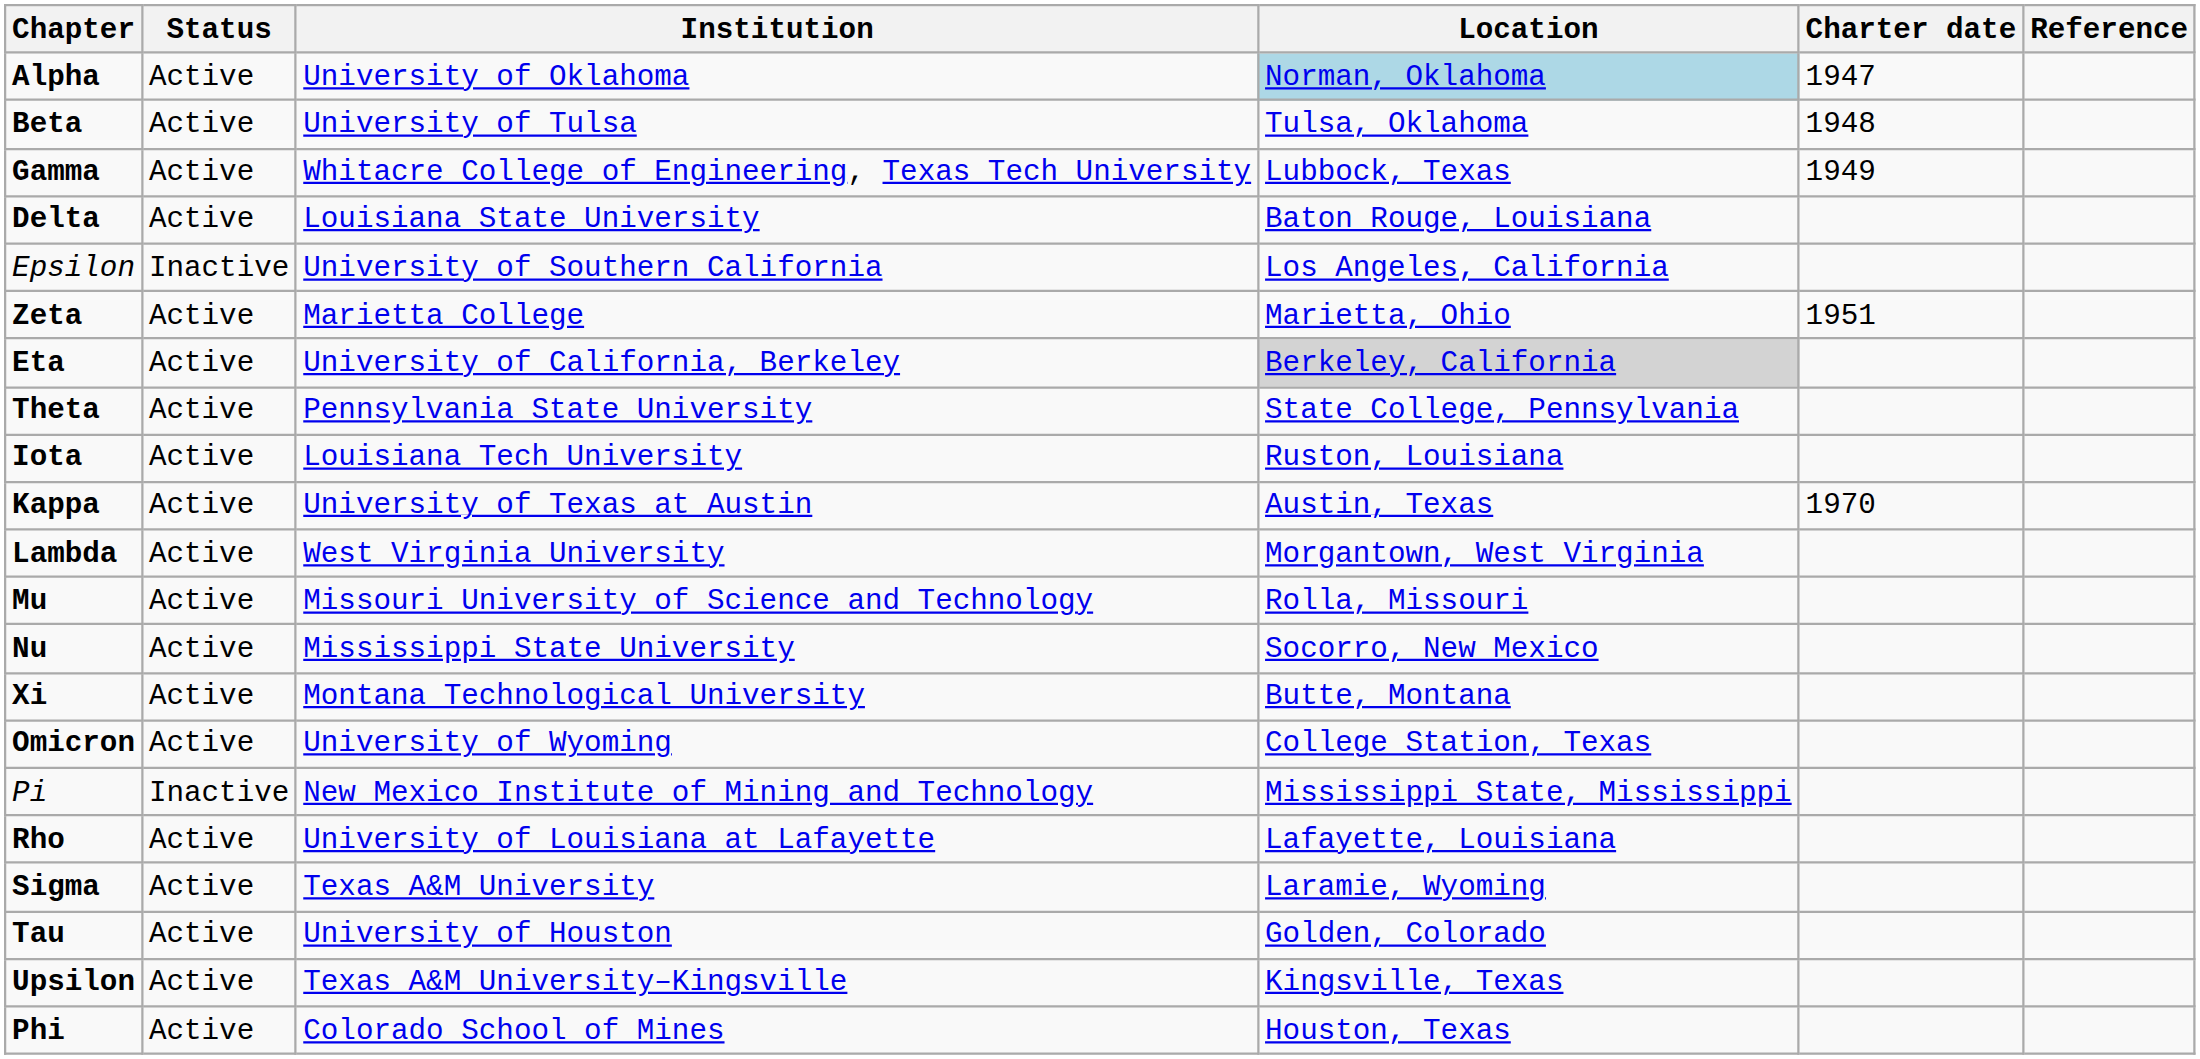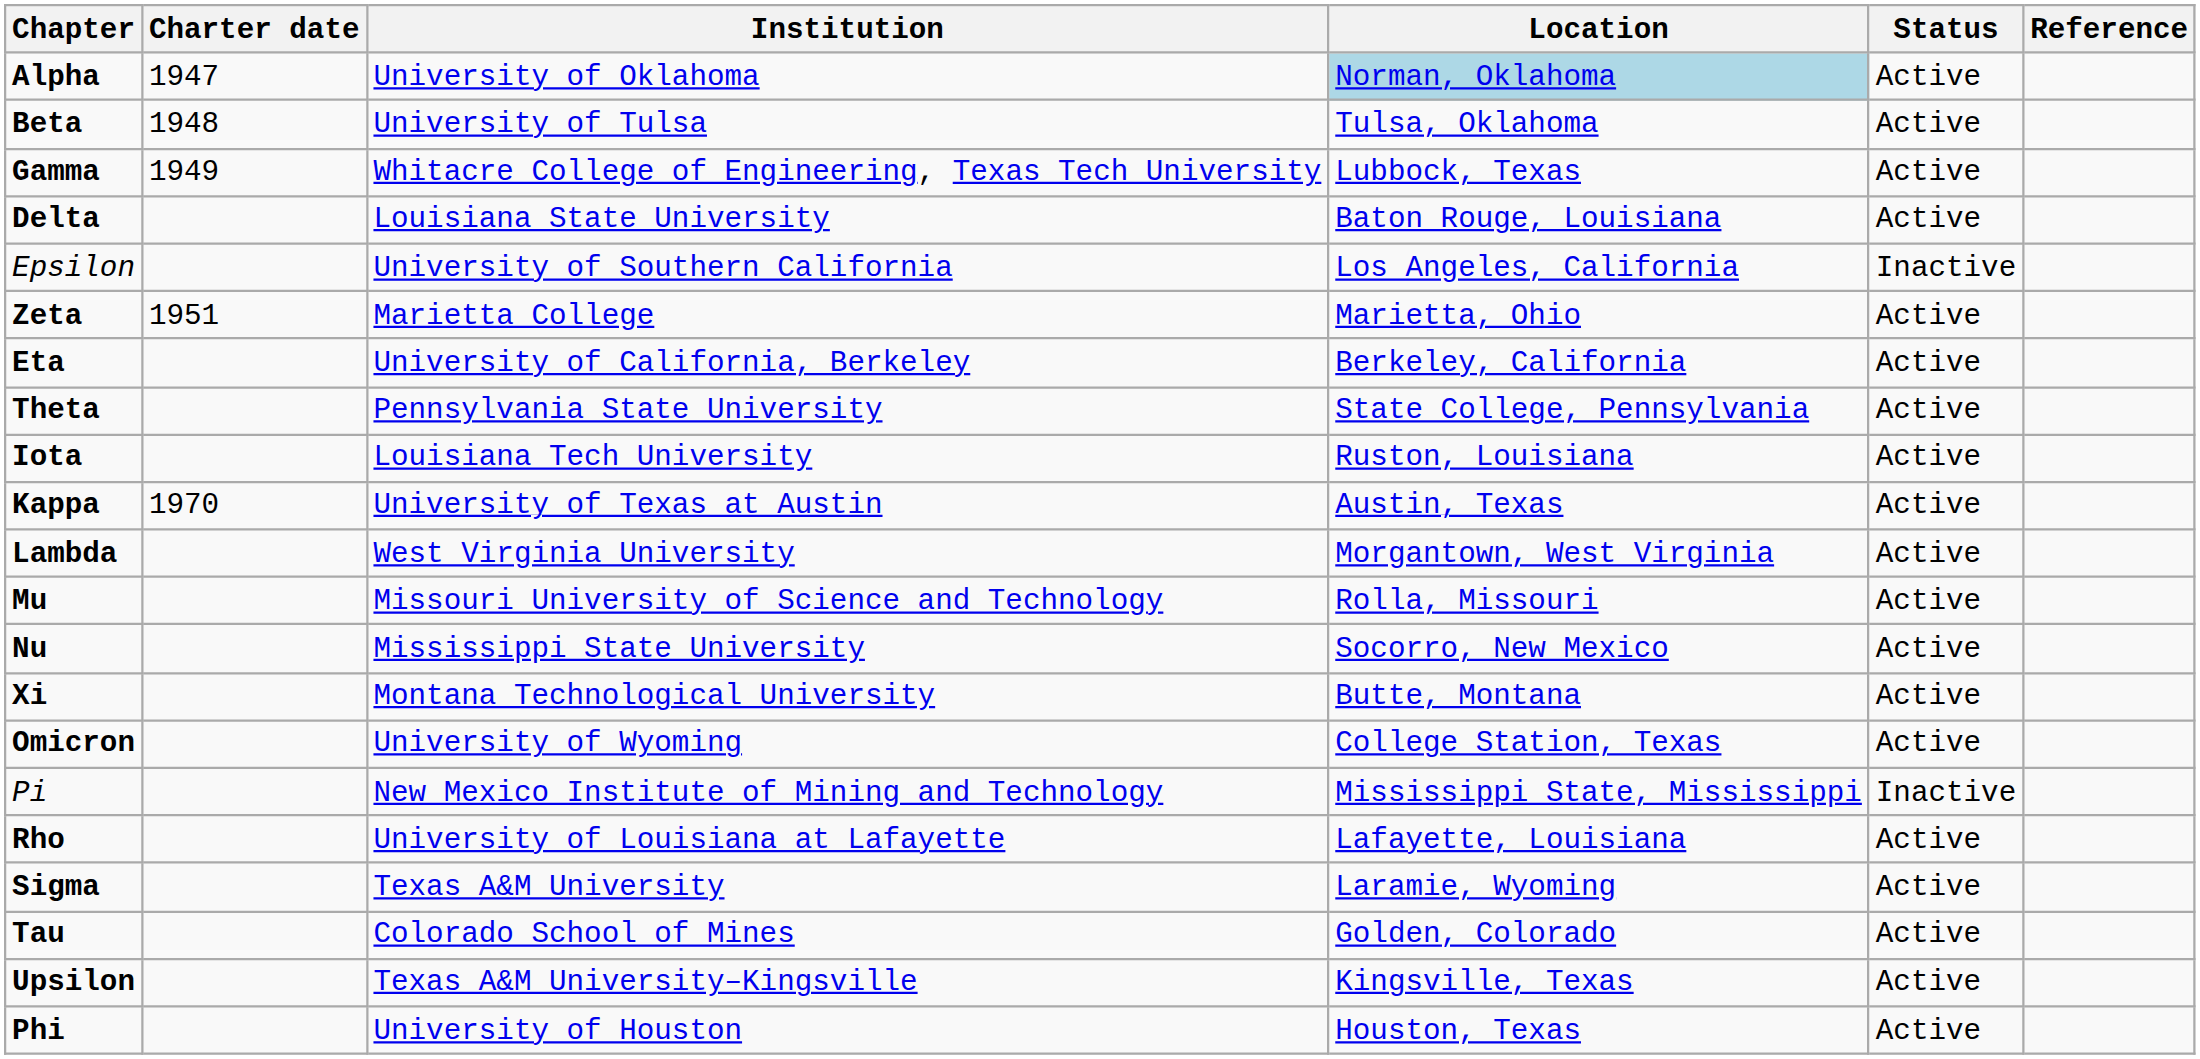columns swapped: (1911, 29) <-> (219, 29)
(1441, 363) lightgrey background -> (1511, 363) no background
(488, 935) University of Houston -> (584, 935) Colorado School of Mines
(514, 1030) Colorado School of Mines -> (558, 1030) University of Houston
